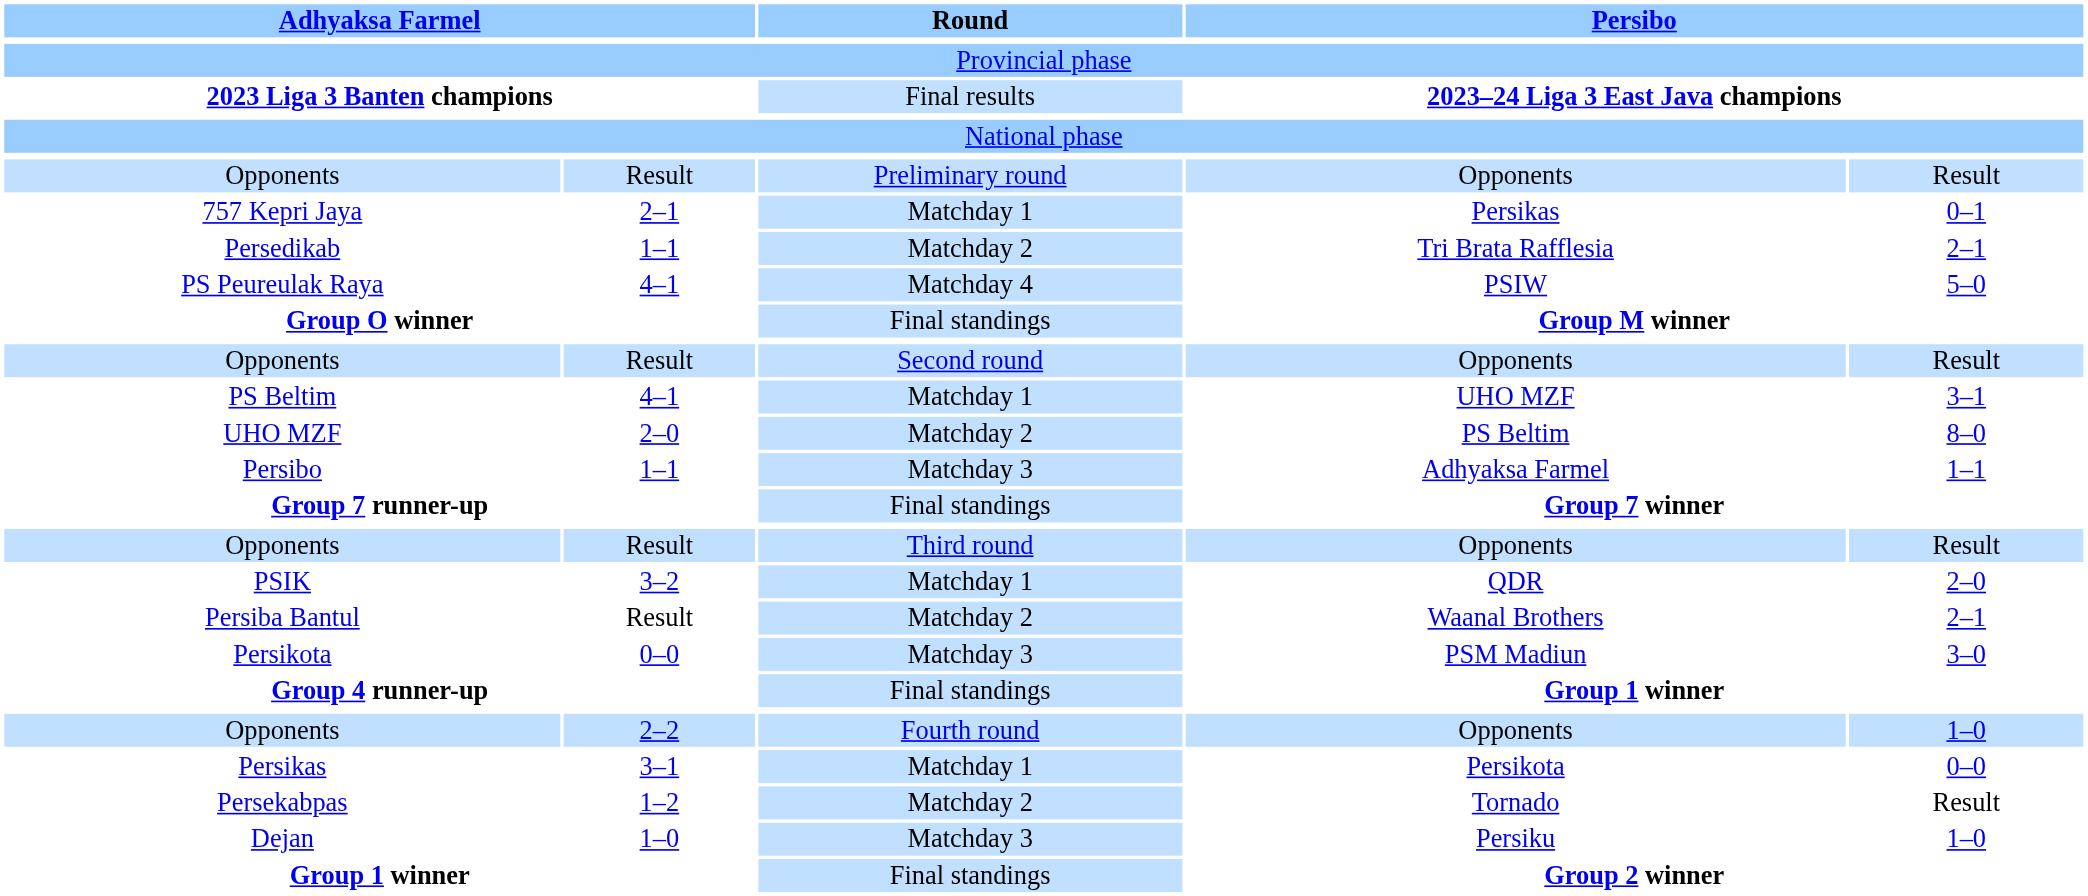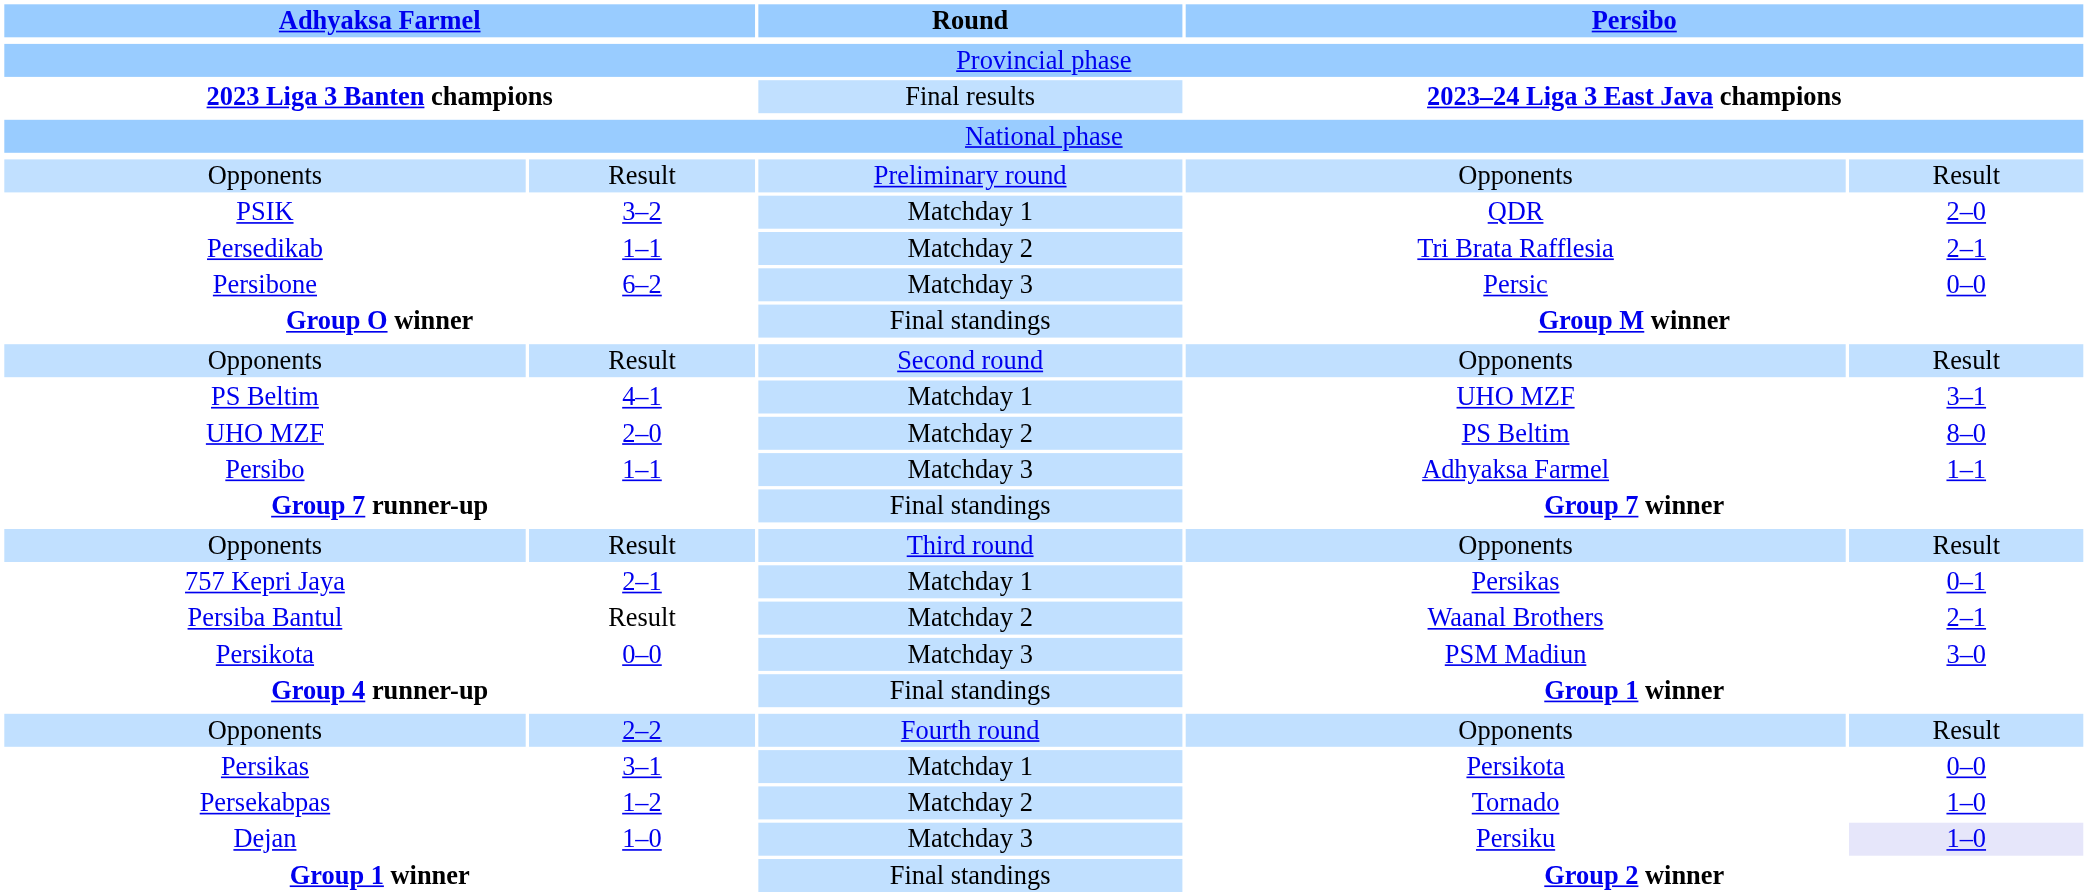rows swapped: (282, 581) <-> (282, 211)
+ row: (265, 284)
- row: (282, 284)
(1966, 729) 1–0 -> (1966, 729) Result
(1966, 802) Result -> (1966, 802) 1–0
(1966, 838) no background -> (1966, 838) lavender background
